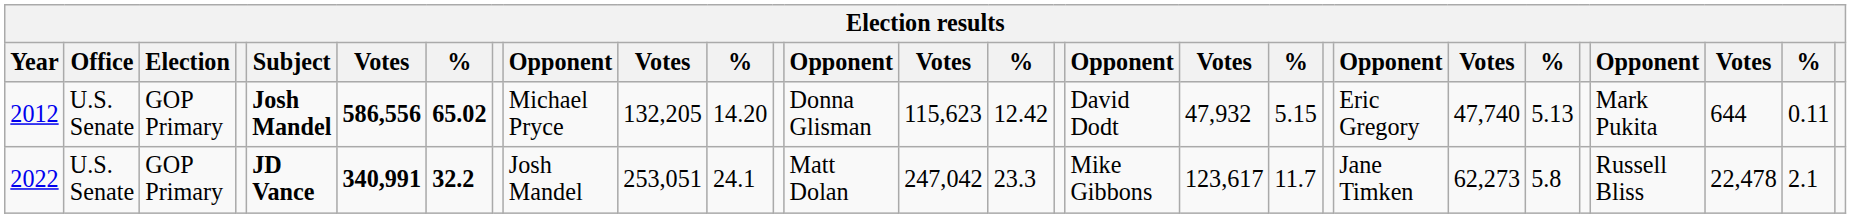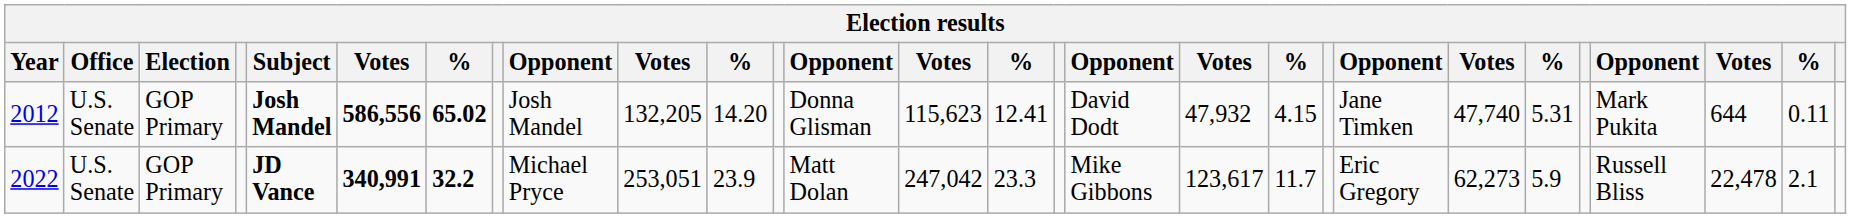(548, 113) Michael Pryce -> (546, 113) Josh Mandel
(1021, 113) 12.42 -> (1021, 113) 12.41
(1296, 113) 5.15 -> (1296, 113) 4.15
(1379, 113) Eric Gregory -> (1376, 113) Jane Timken
(1552, 113) 5.13 -> (1552, 113) 5.31
(546, 179) Josh Mandel -> (548, 179) Michael Pryce
(734, 179) 24.1 -> (734, 179) 23.9
(1376, 179) Jane Timken -> (1379, 179) Eric Gregory
(1546, 179) 5.8 -> (1546, 179) 5.9
